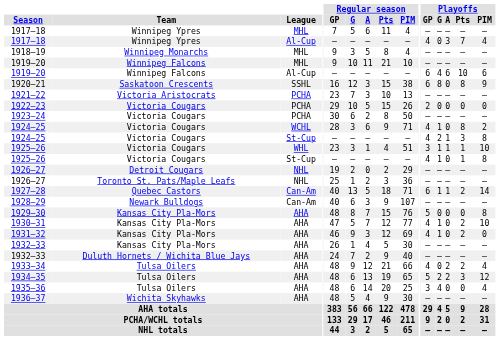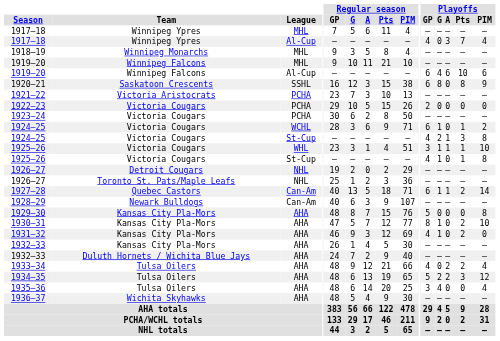(428, 127) 4 -> (428, 127) 6
(463, 127) 8 -> (463, 127) 1
(428, 224) 4 -> (428, 224) 8
